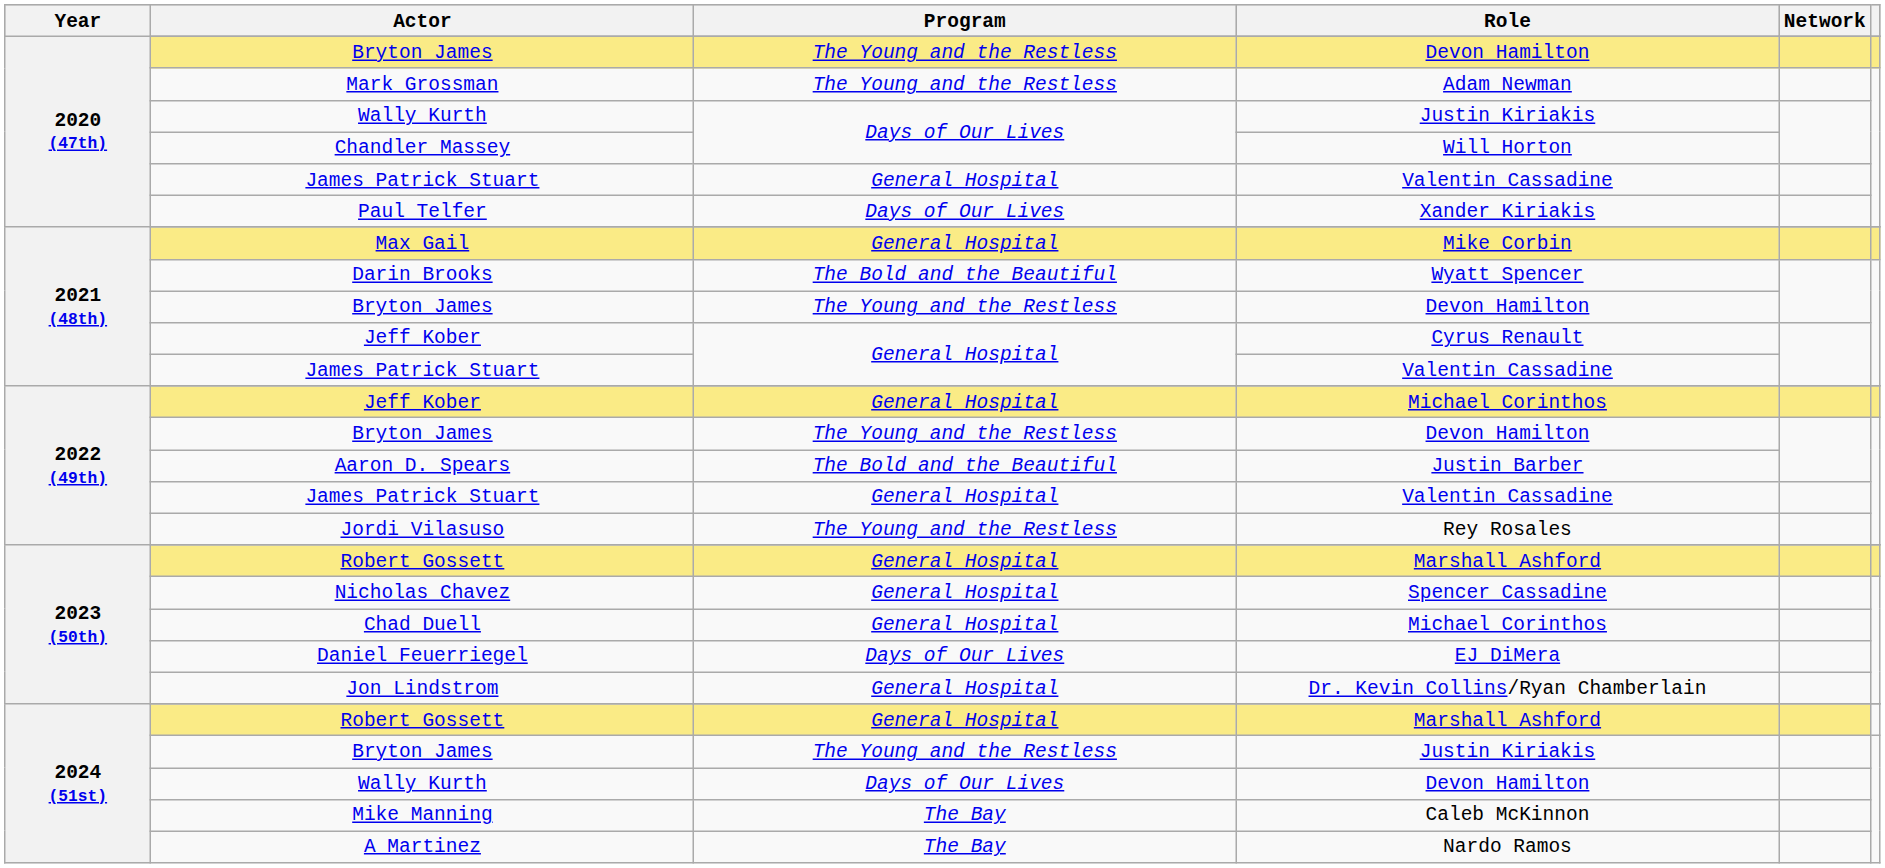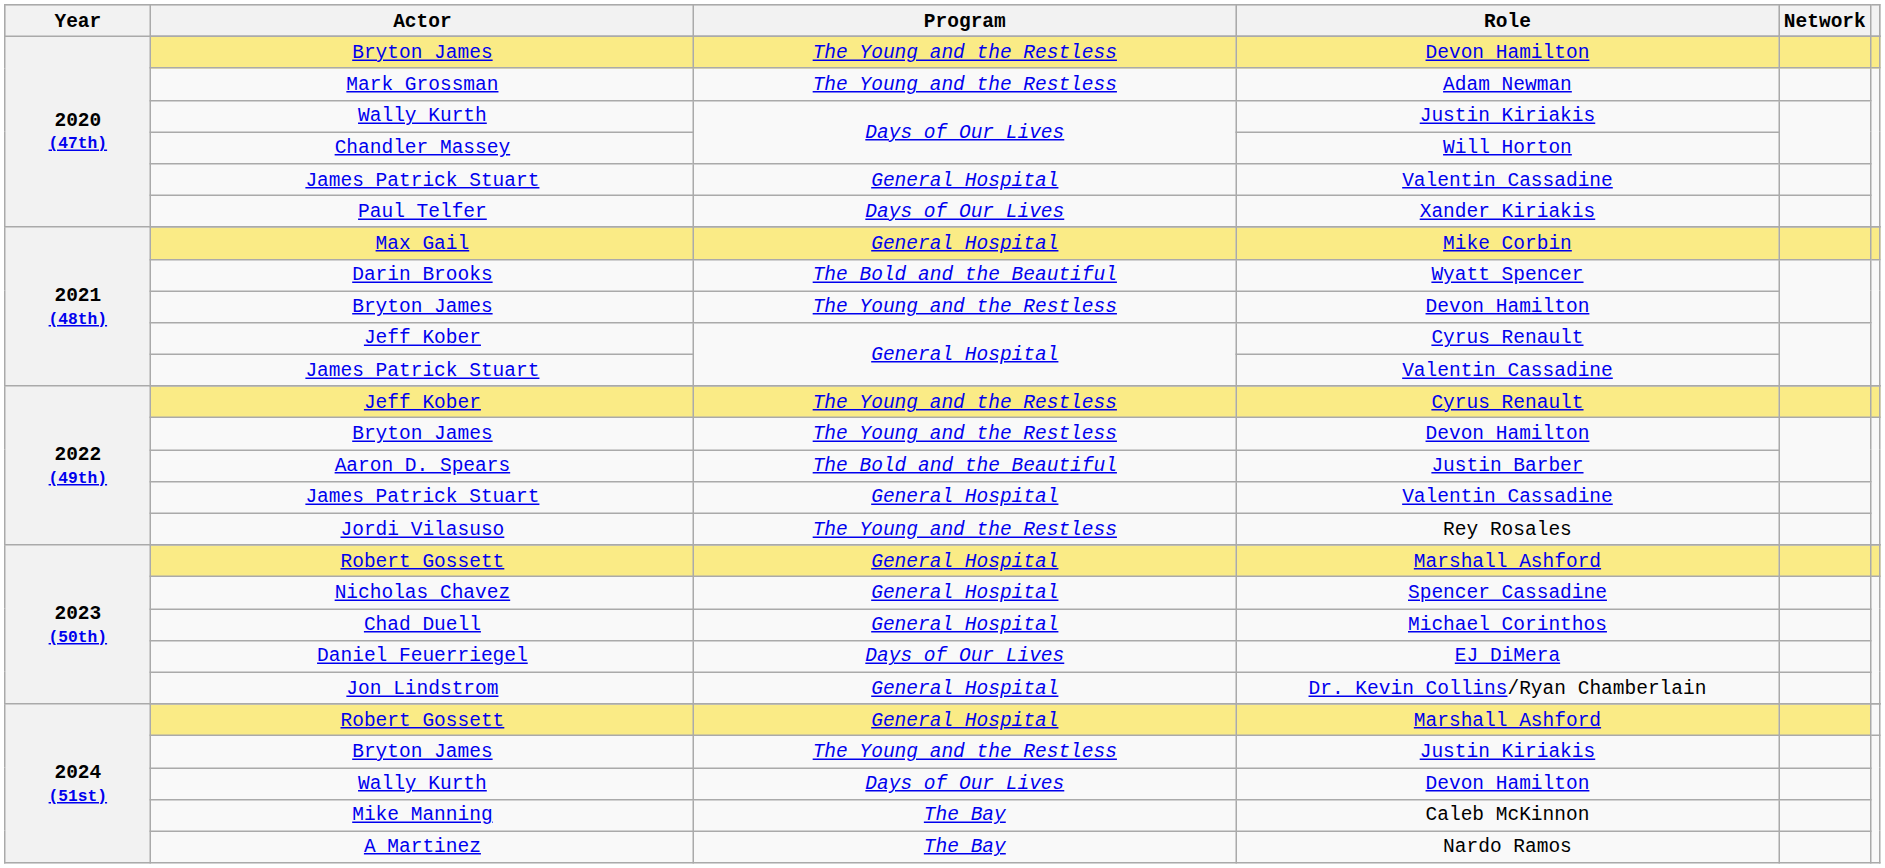(965, 402) General Hospital -> (965, 402) The Young and the Restless
(1507, 402) Michael Corinthos -> (1507, 402) Cyrus Renault
